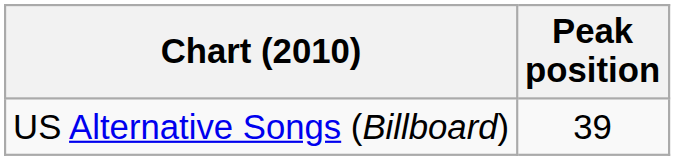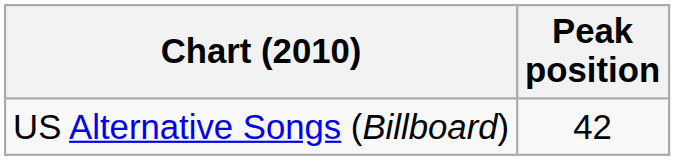(593, 126) 39 -> (593, 126) 42
